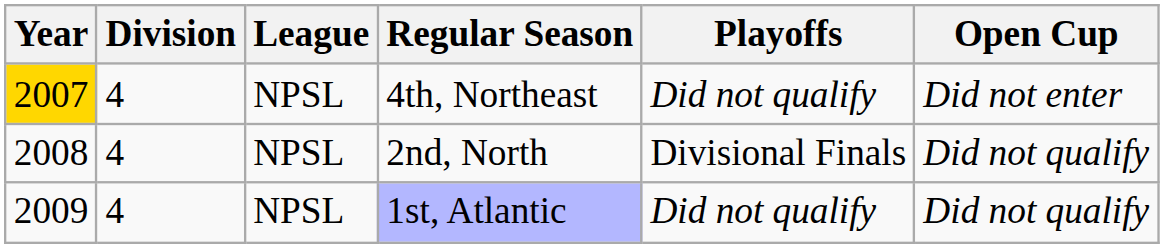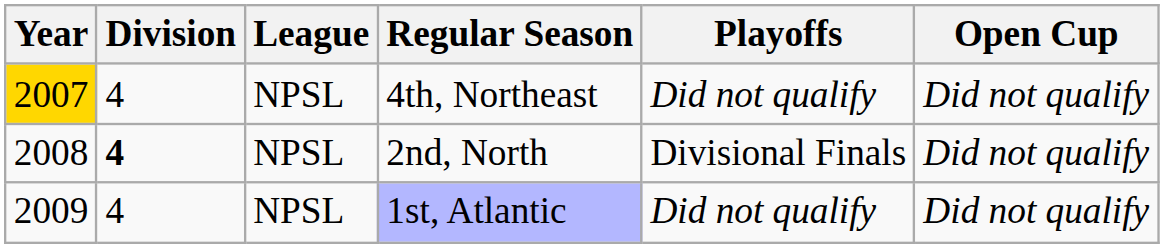(1023, 93) Did not enter -> (1036, 93) Did not qualify
(115, 152) normal -> (115, 152) bold
